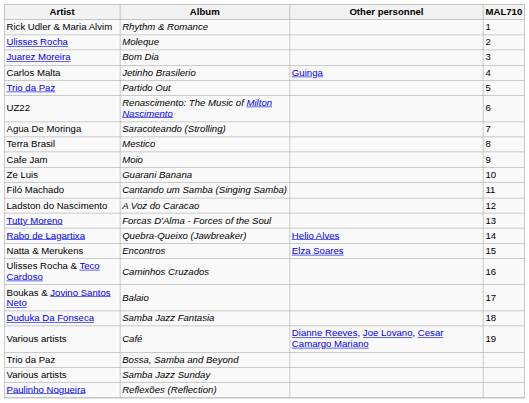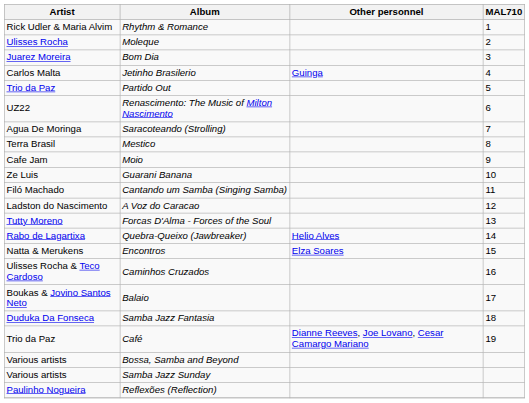(37, 339) Various artists -> (31, 339) Trio da Paz
(31, 359) Trio da Paz -> (37, 359) Various artists
